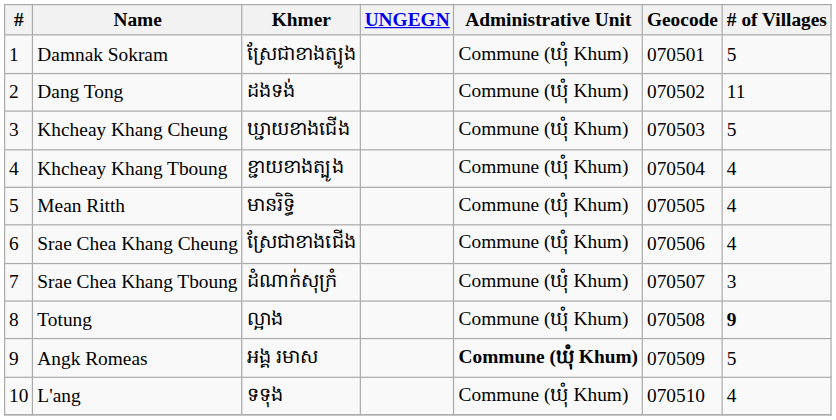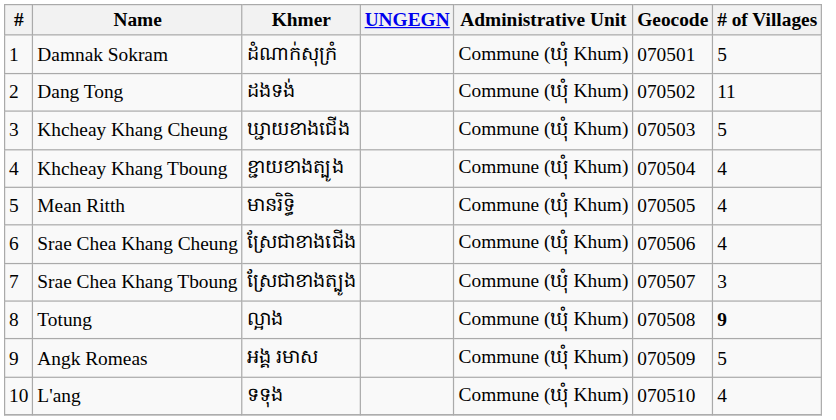(301, 52) ស្រែជាខាងត្បូង -> (292, 52) ដំណាក់សុក្រំ
(292, 280) ដំណាក់សុក្រំ -> (301, 280) ស្រែជាខាងត្បូង
(548, 356) bold -> (543, 356) normal
